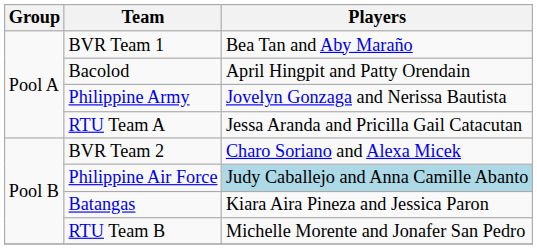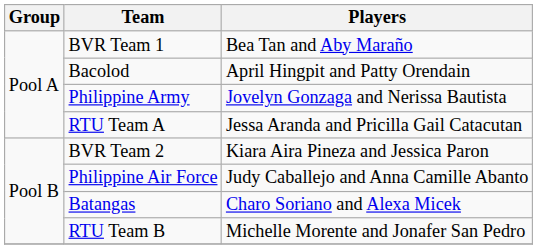(343, 151) Charo Soriano and Alexa Micek -> (357, 151) Kiara Aira Pineza and Jessica Paron
(377, 177) lightblue background -> (377, 177) no background
(357, 204) Kiara Aira Pineza and Jessica Paron -> (343, 204) Charo Soriano and Alexa Micek
